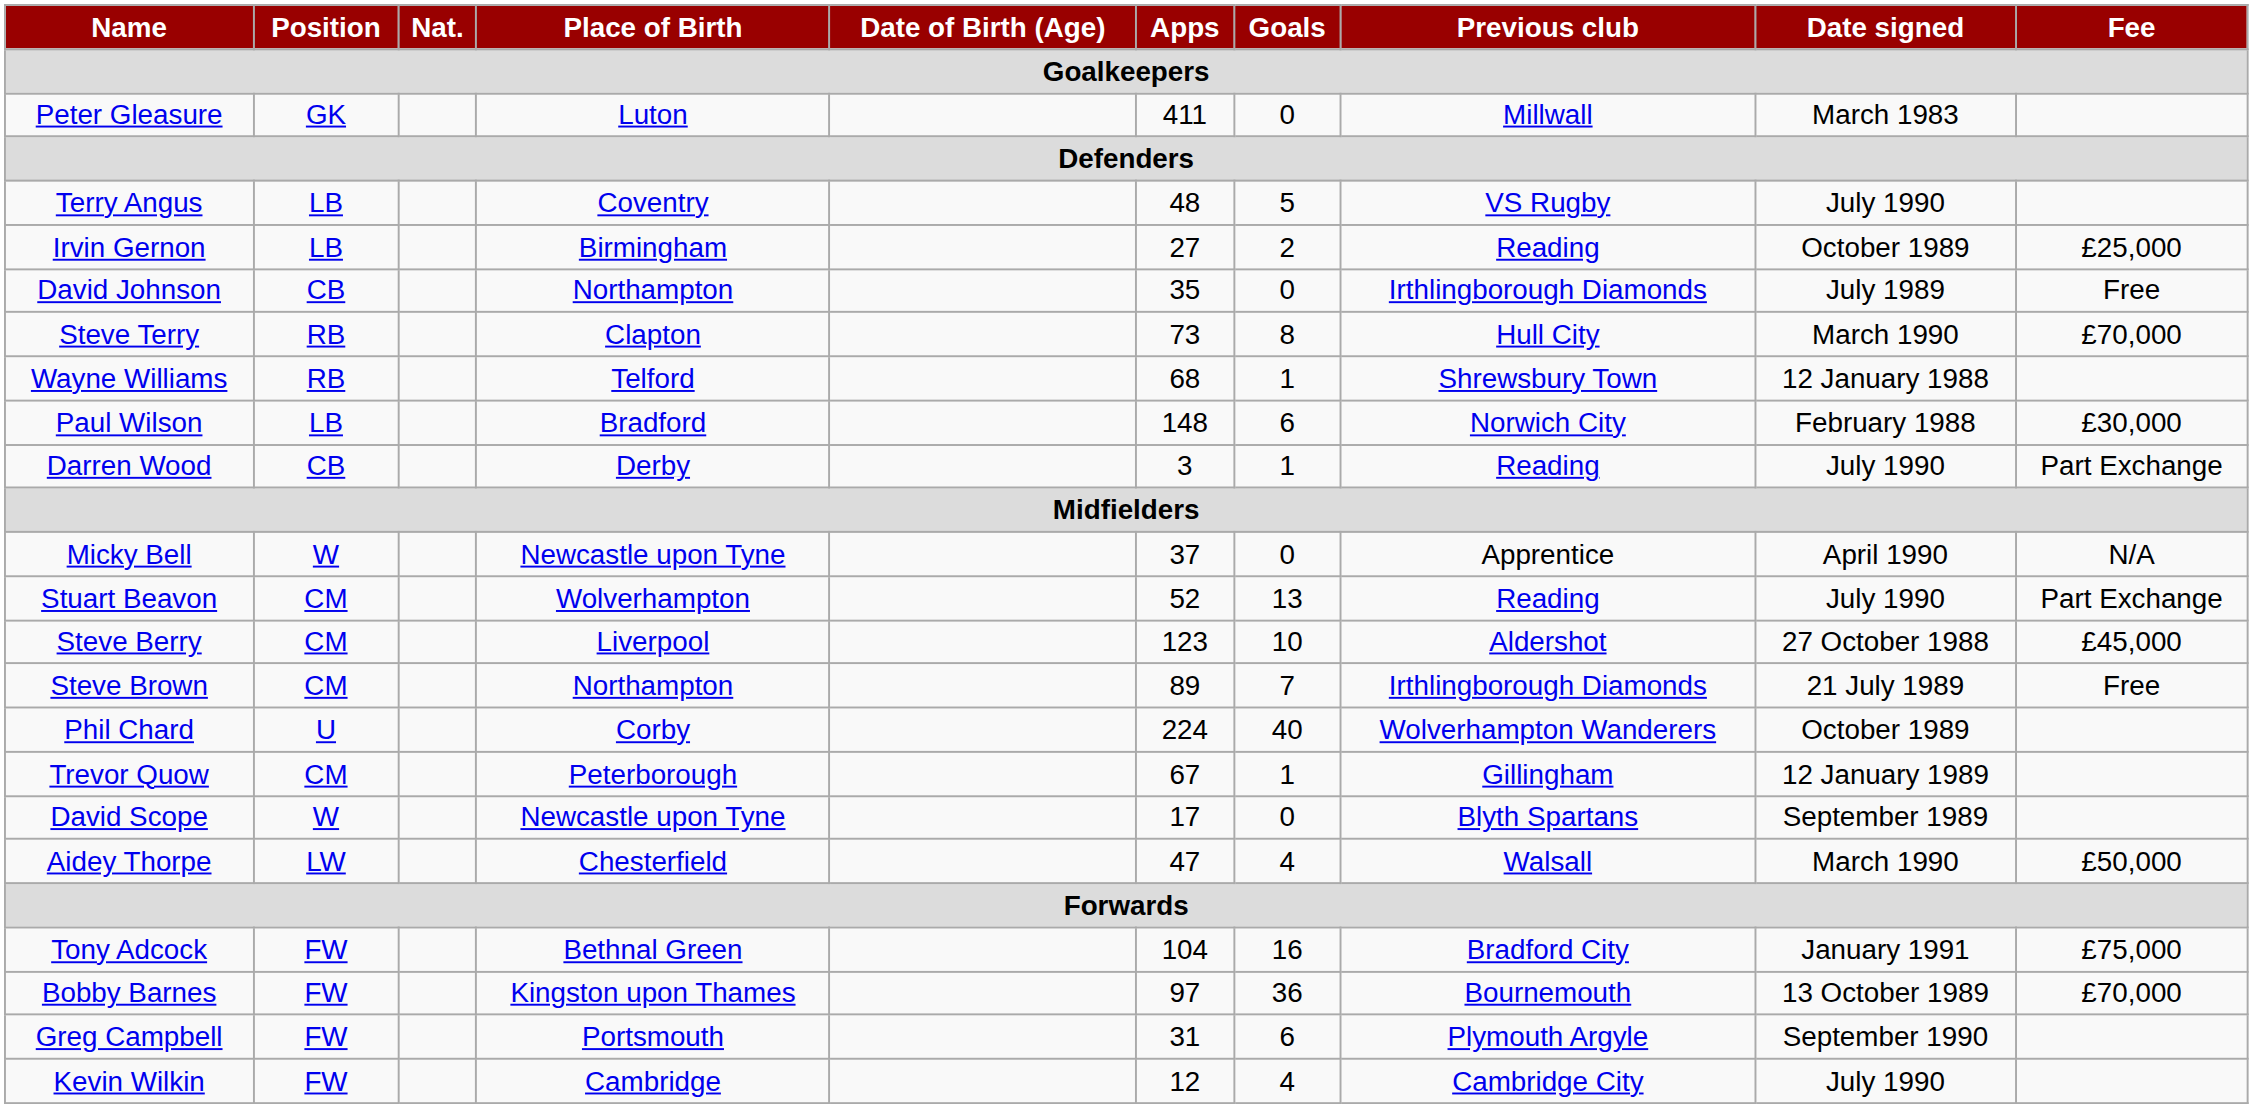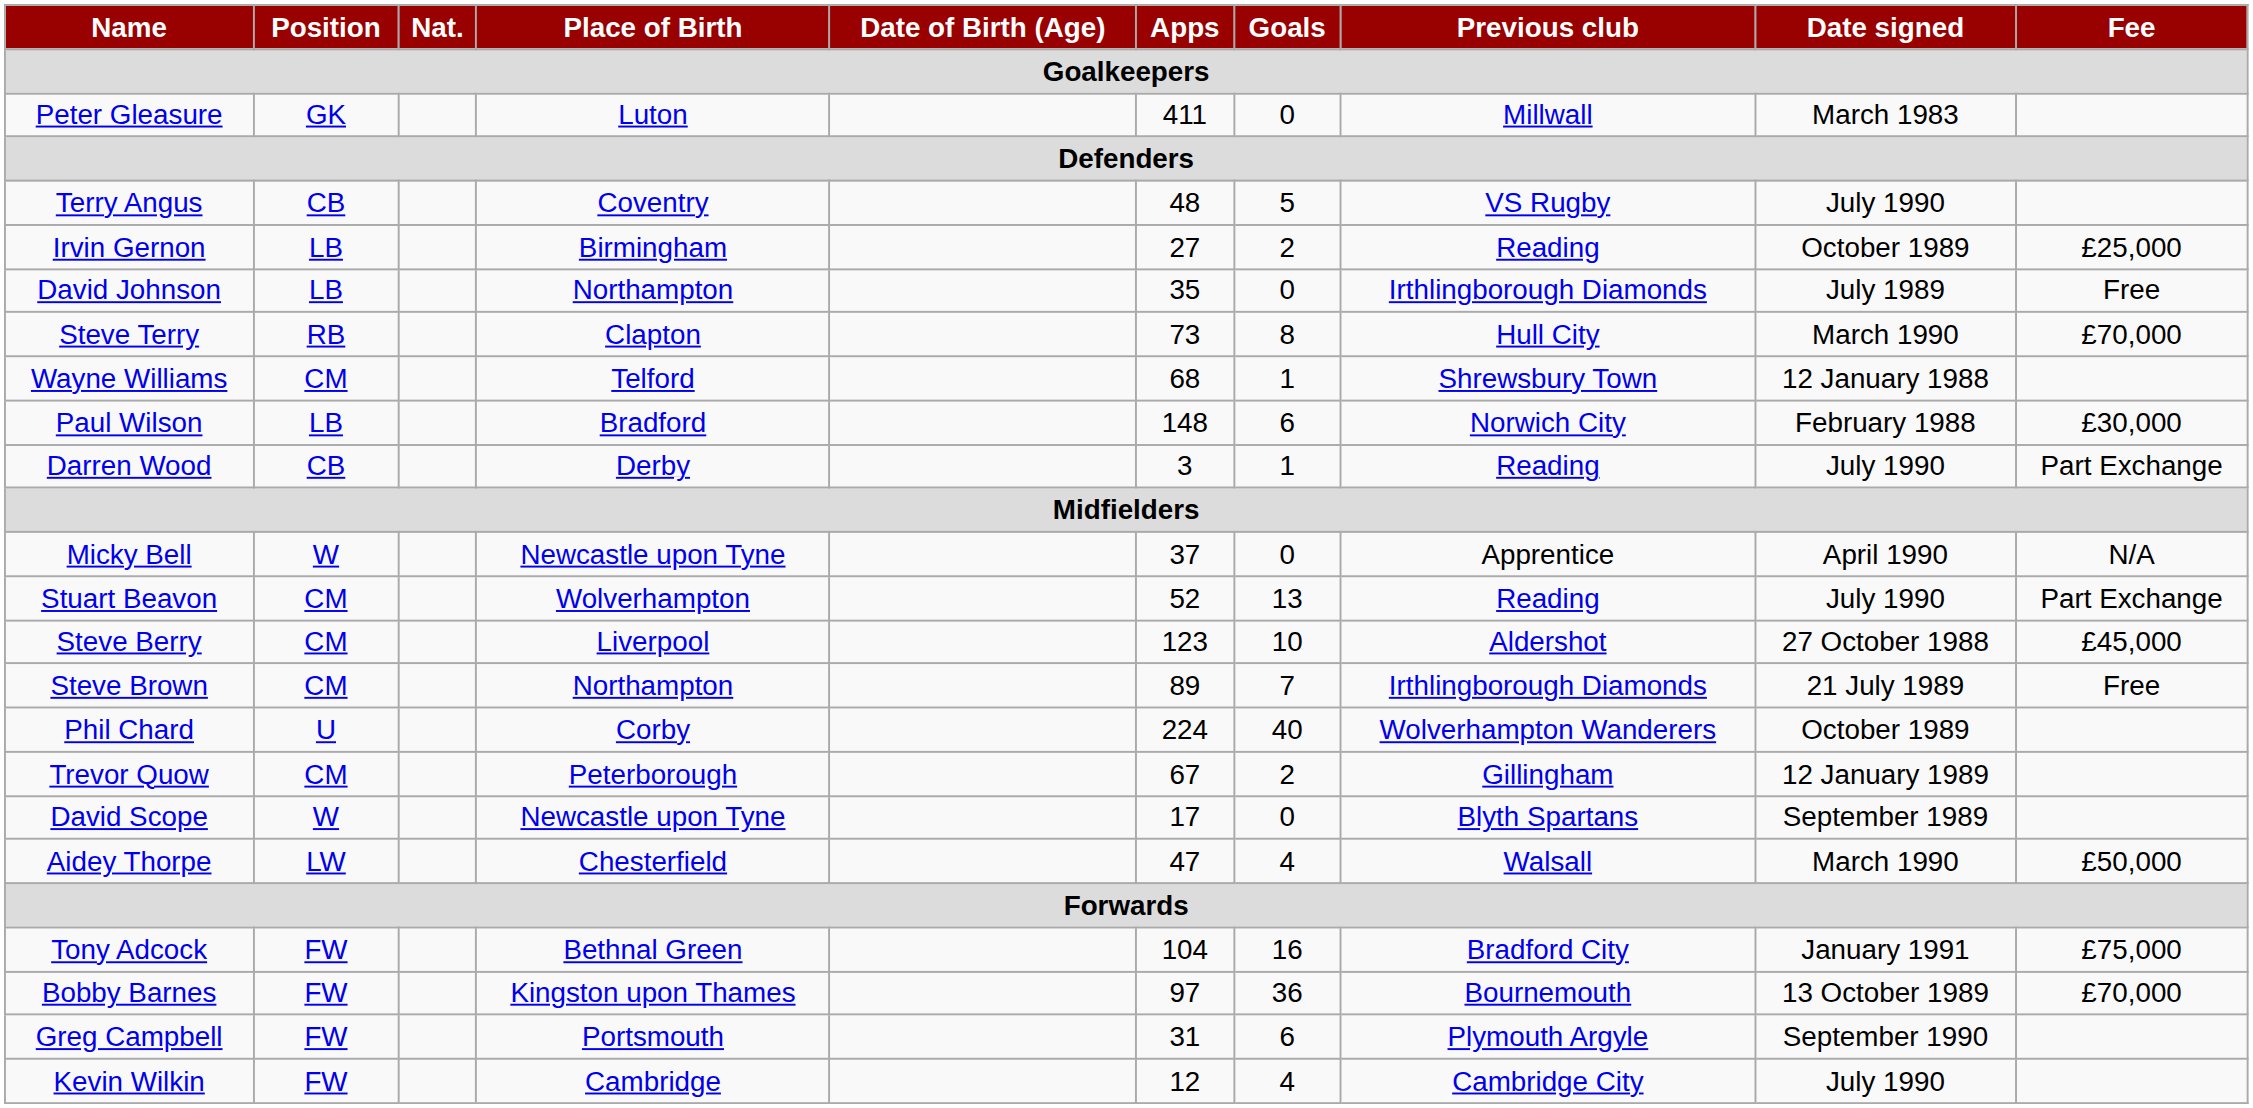(326, 203) LB -> (326, 203) CB
(326, 291) CB -> (326, 291) LB
(326, 379) RB -> (326, 379) CM
(1287, 774) 1 -> (1287, 774) 2
